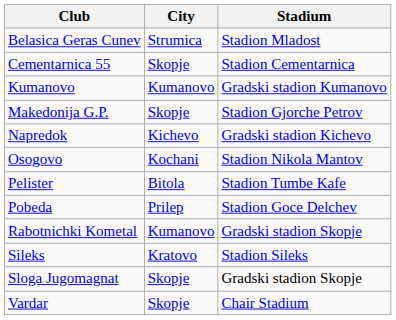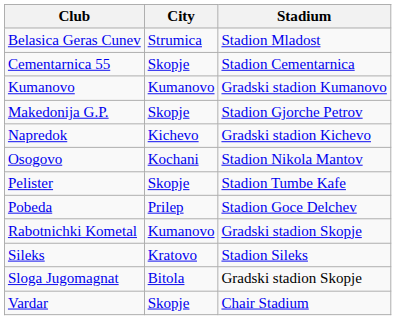(166, 183) Bitola -> (169, 183) Skopje
(169, 278) Skopje -> (166, 278) Bitola
